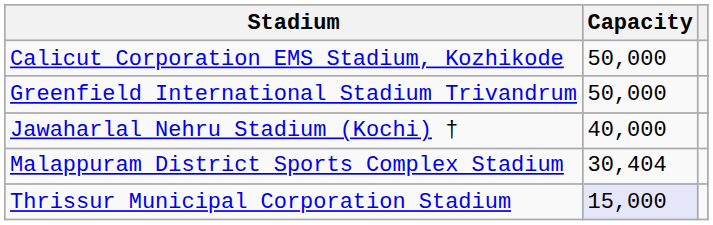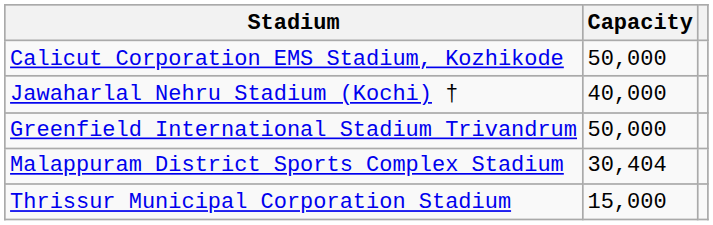rows swapped: (234, 130) <-> (294, 94)
(627, 202) lavender background -> (627, 202) no background
